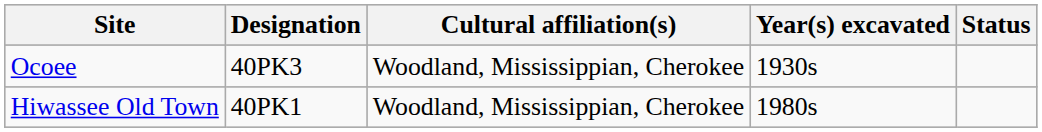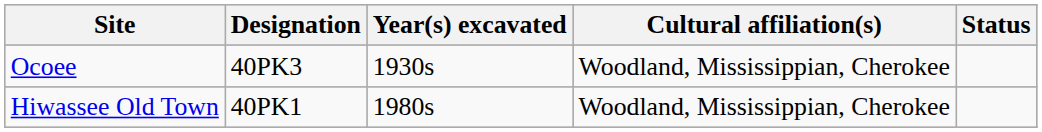columns swapped: (559, 24) <-> (853, 24)
